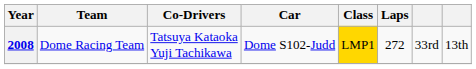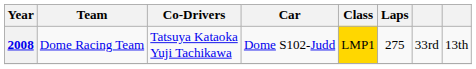(395, 45) 272 -> (395, 45) 275
